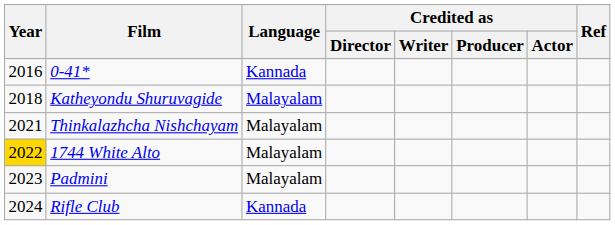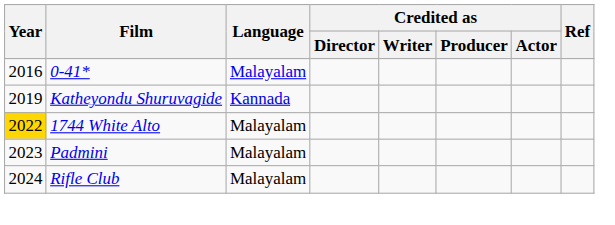(276, 71) Kannada -> (268, 71) Malayalam
(25, 98) 2018 -> (25, 98) 2019
(284, 98) Malayalam -> (260, 98) Kannada
- row: (144, 125)
(276, 206) Kannada -> (268, 179) Malayalam
